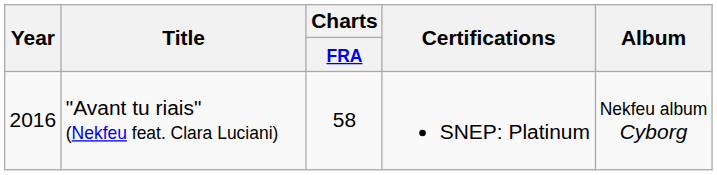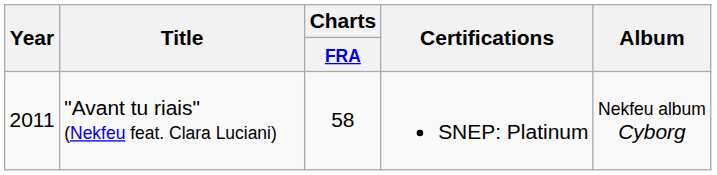(33, 120) 2016 -> (32, 120) 2011
